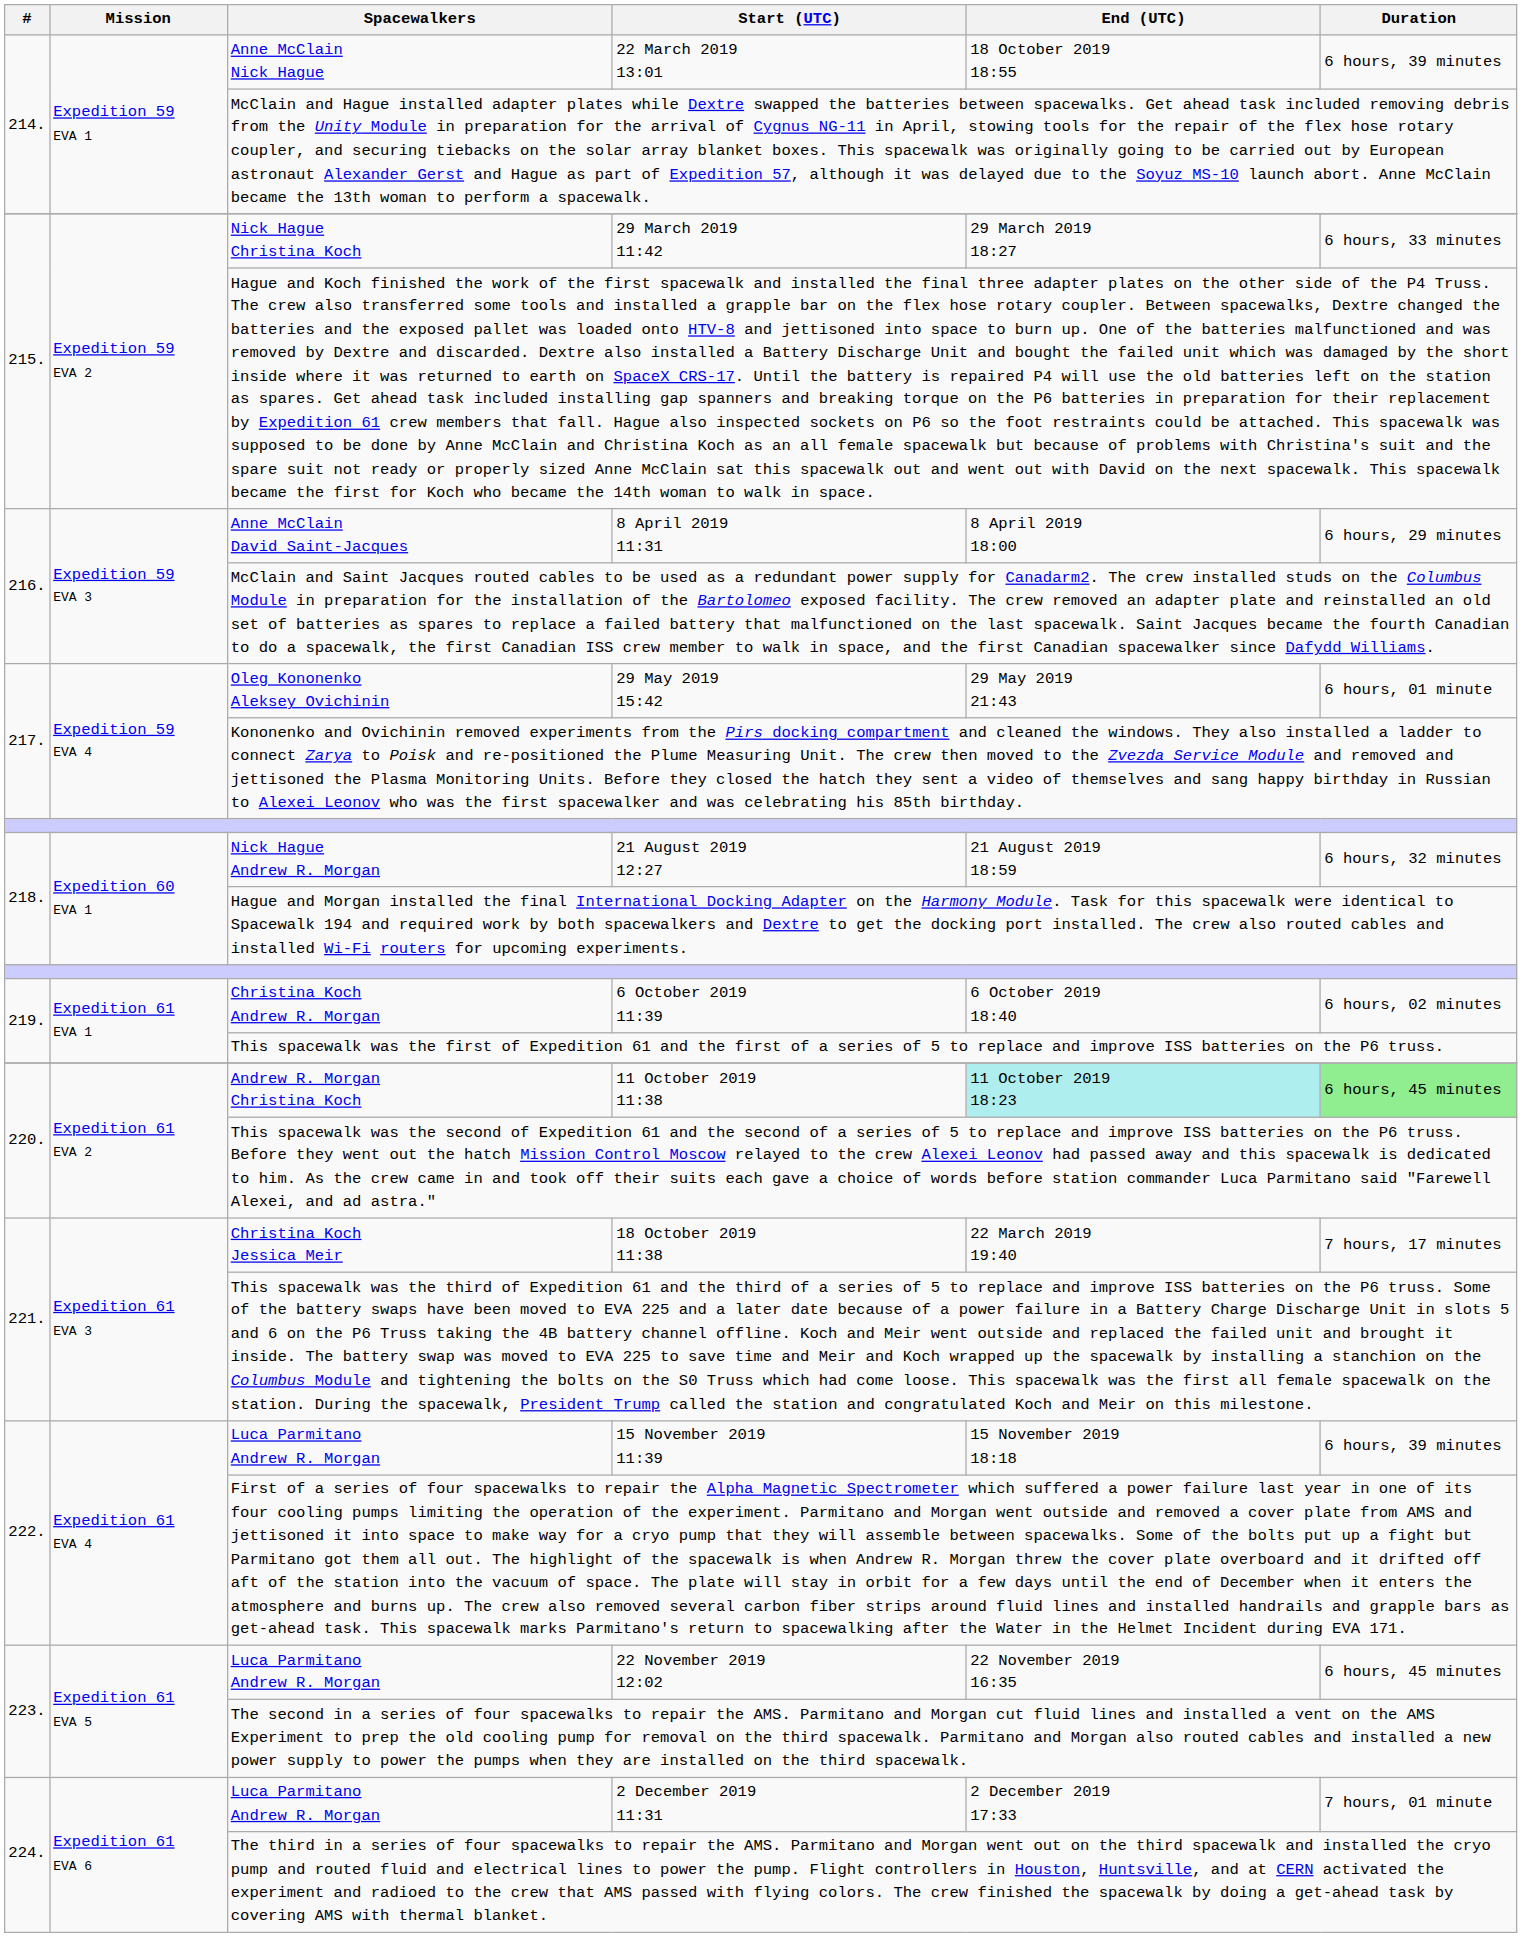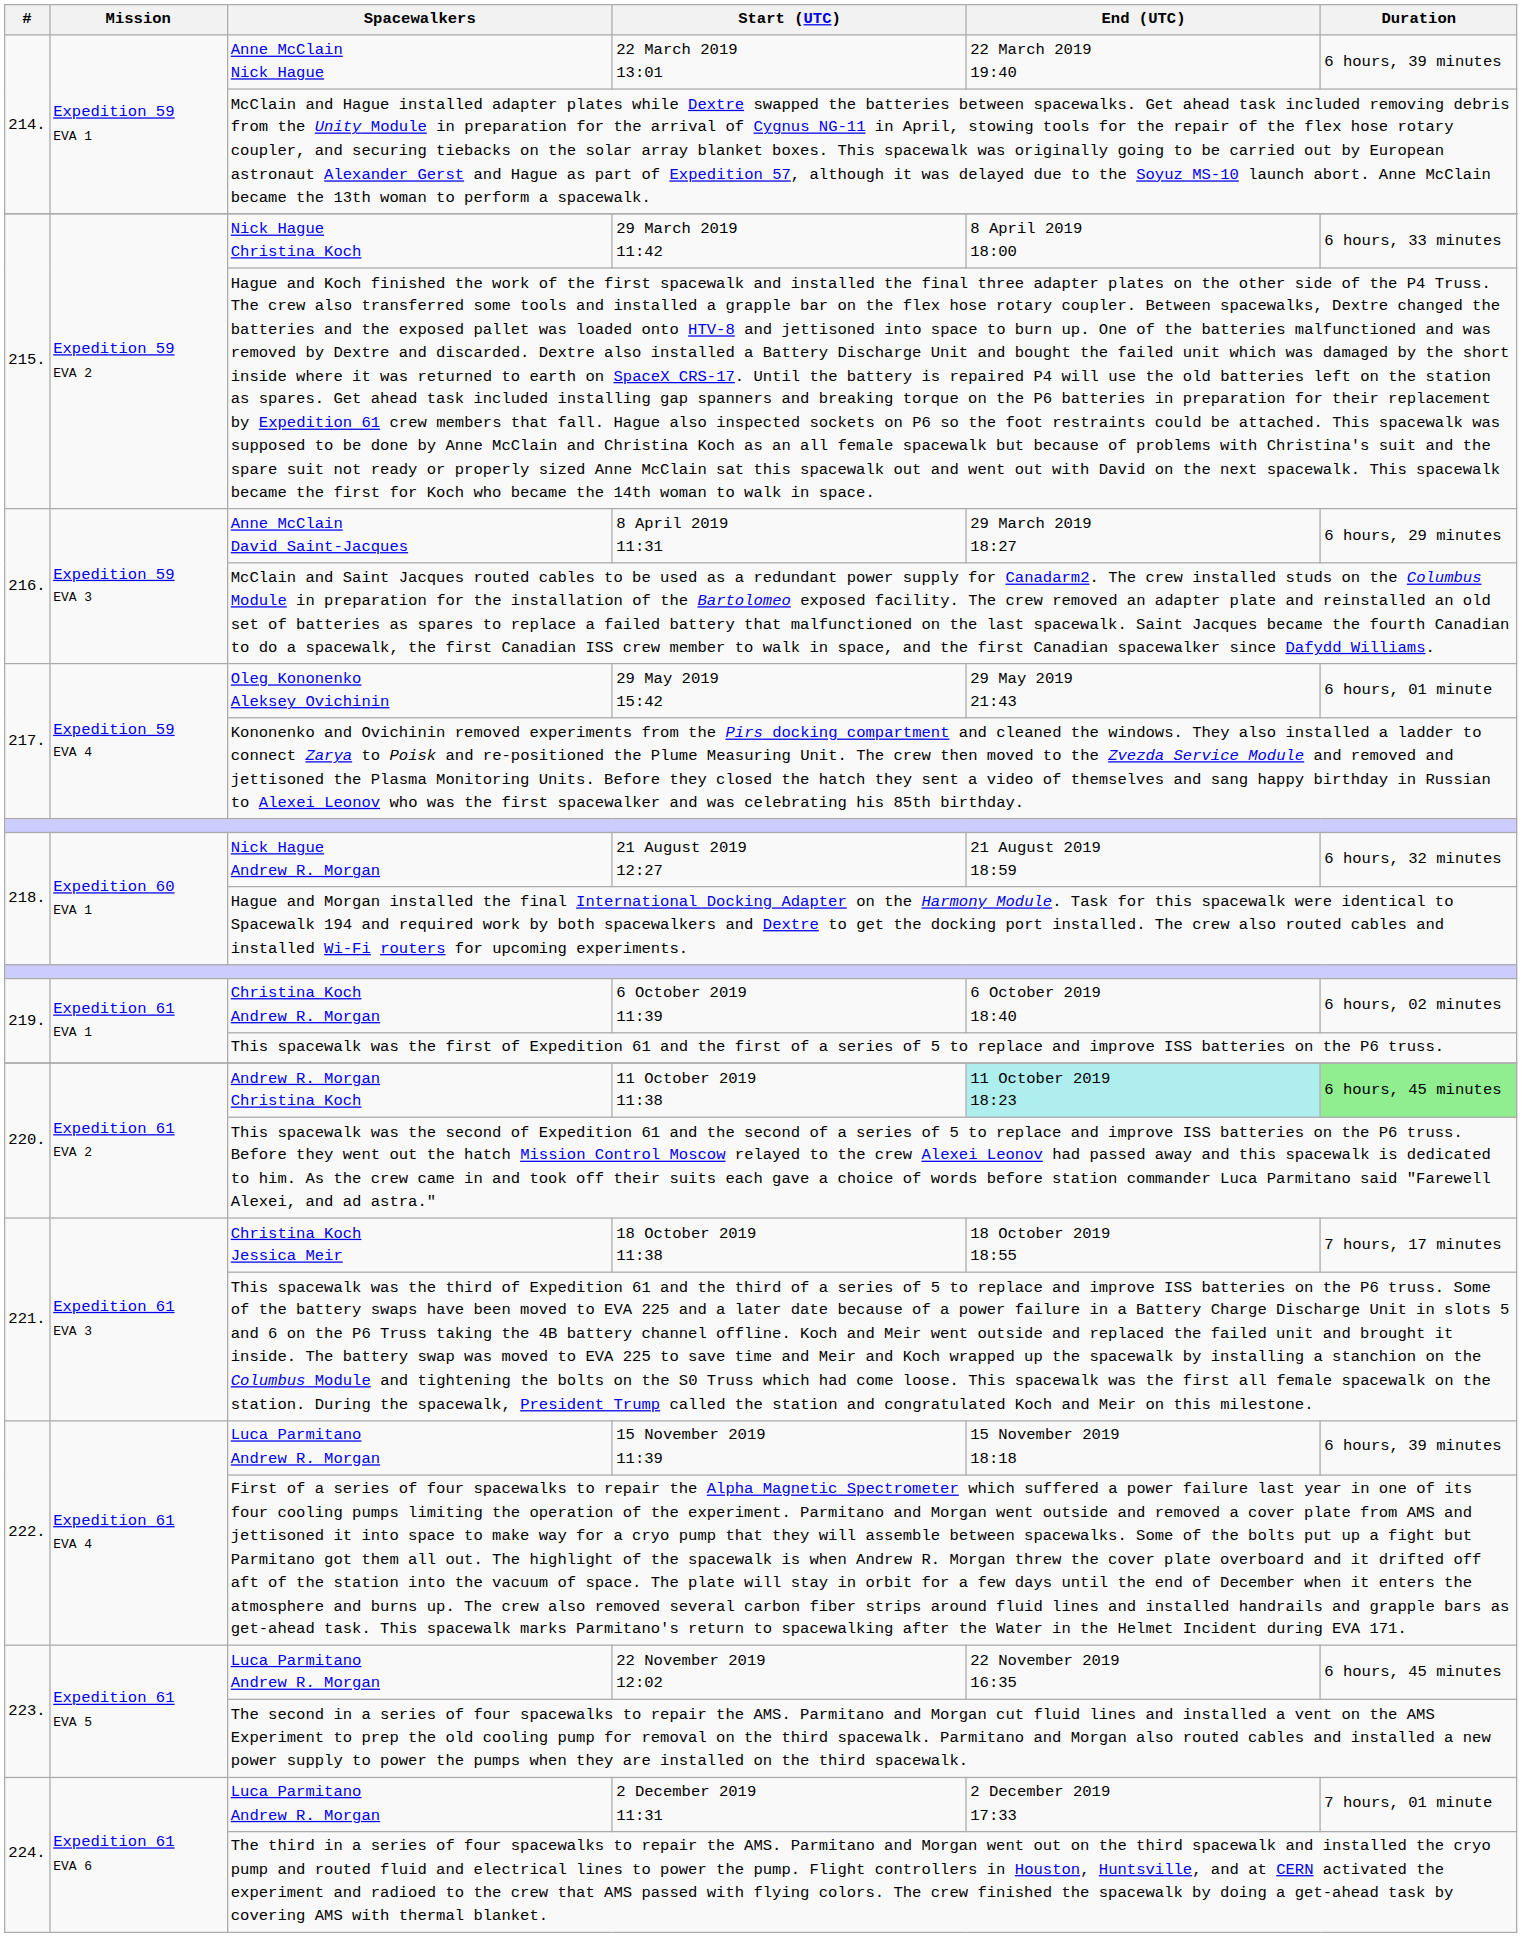(1040, 63) 18 October 2019 18:55 -> (1031, 63) 22 March 2019 19:40
(1031, 241) 29 March 2019 18:27 -> (1026, 241) 8 April 2019 18:00
(1026, 536) 8 April 2019 18:00 -> (1031, 536) 29 March 2019 18:27
(1031, 1246) 22 March 2019 19:40 -> (1040, 1246) 18 October 2019 18:55
